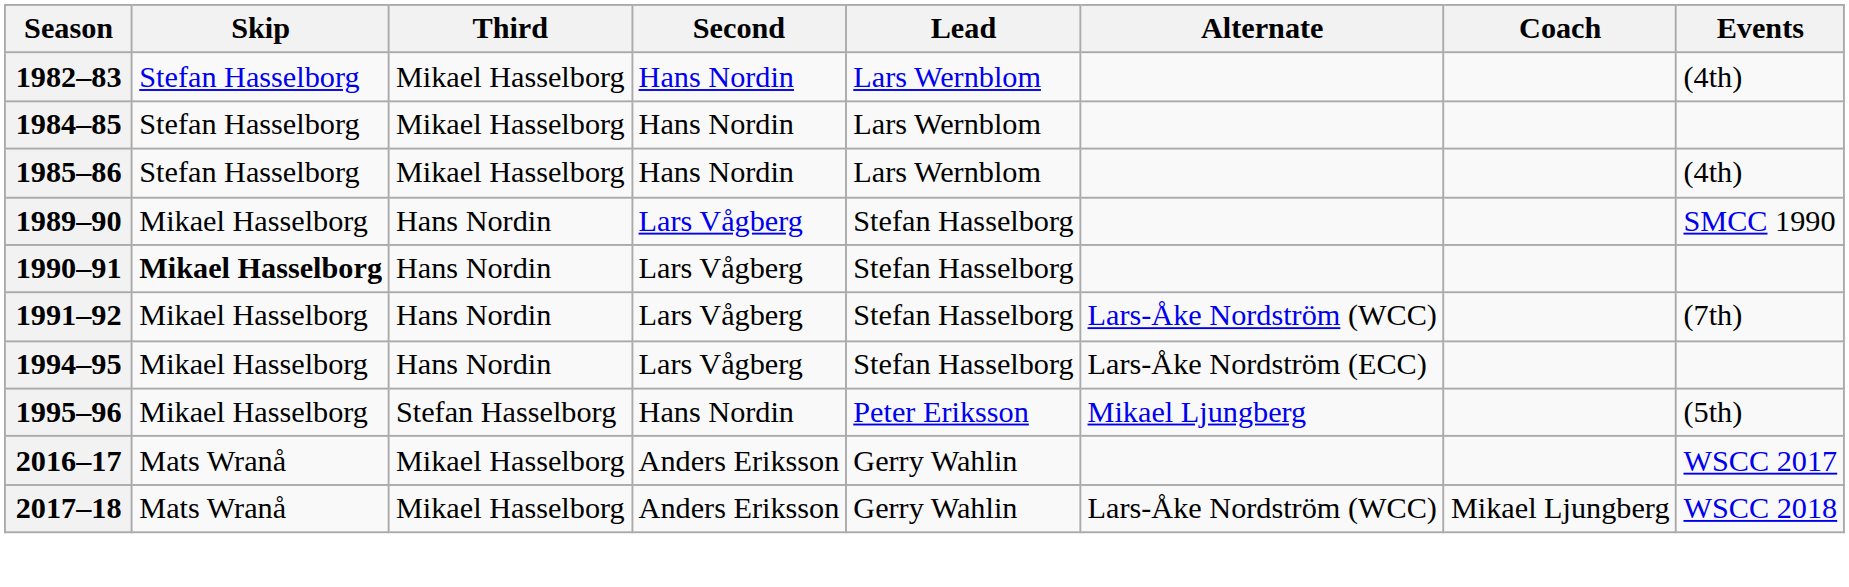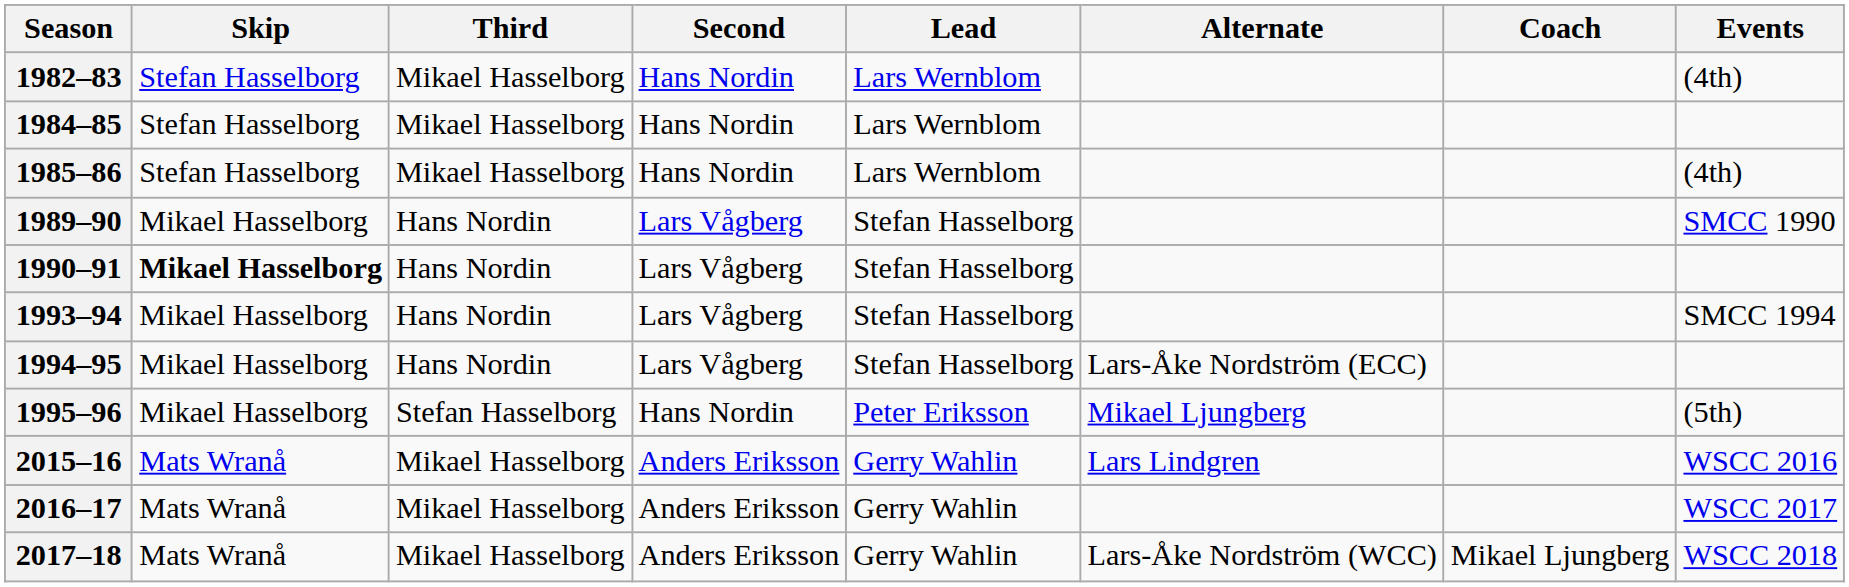- row: (69, 316)
+ row: (69, 316)
+ row: (69, 460)
